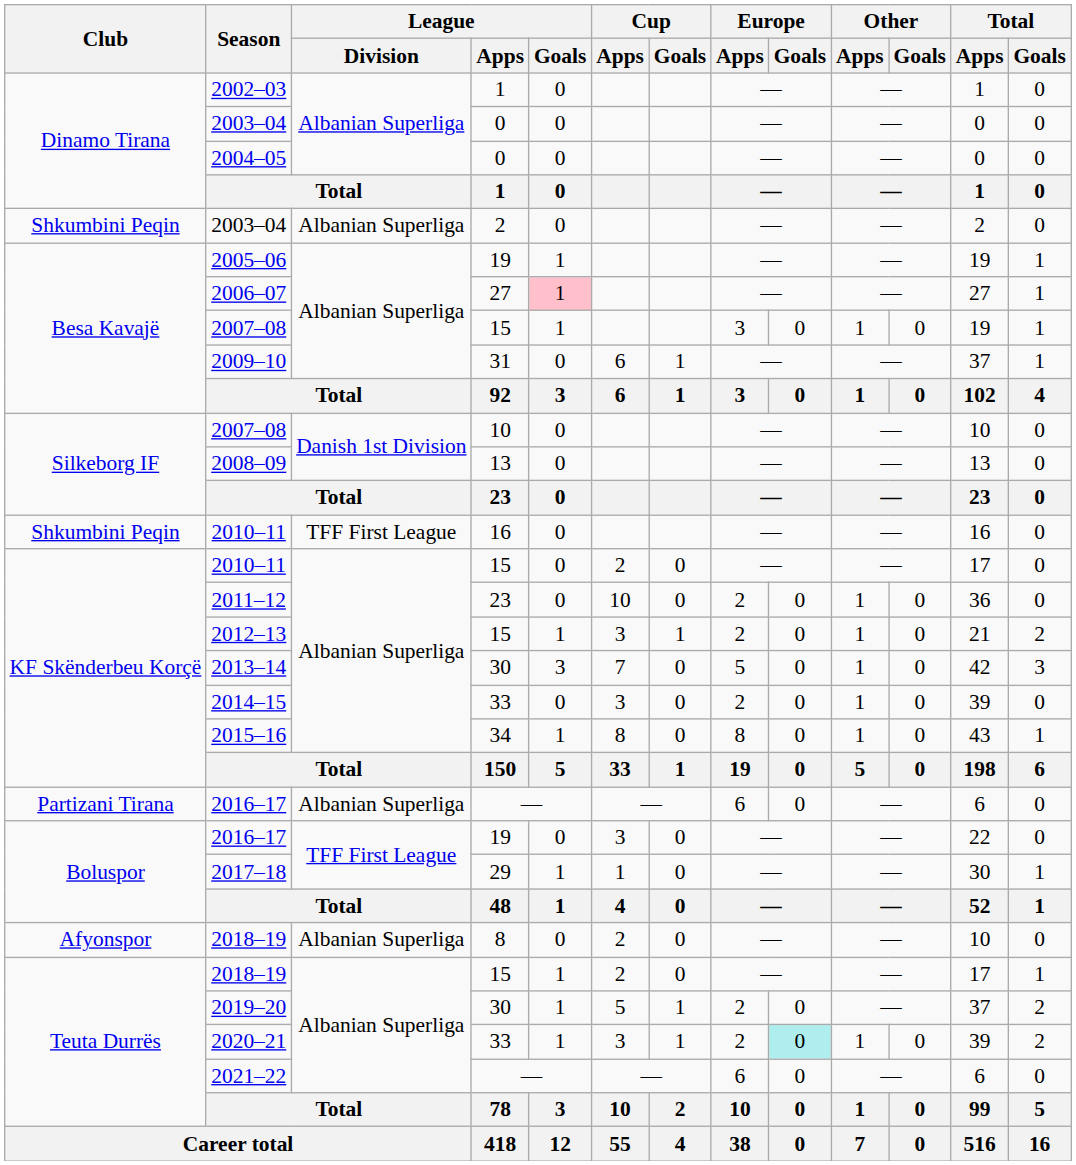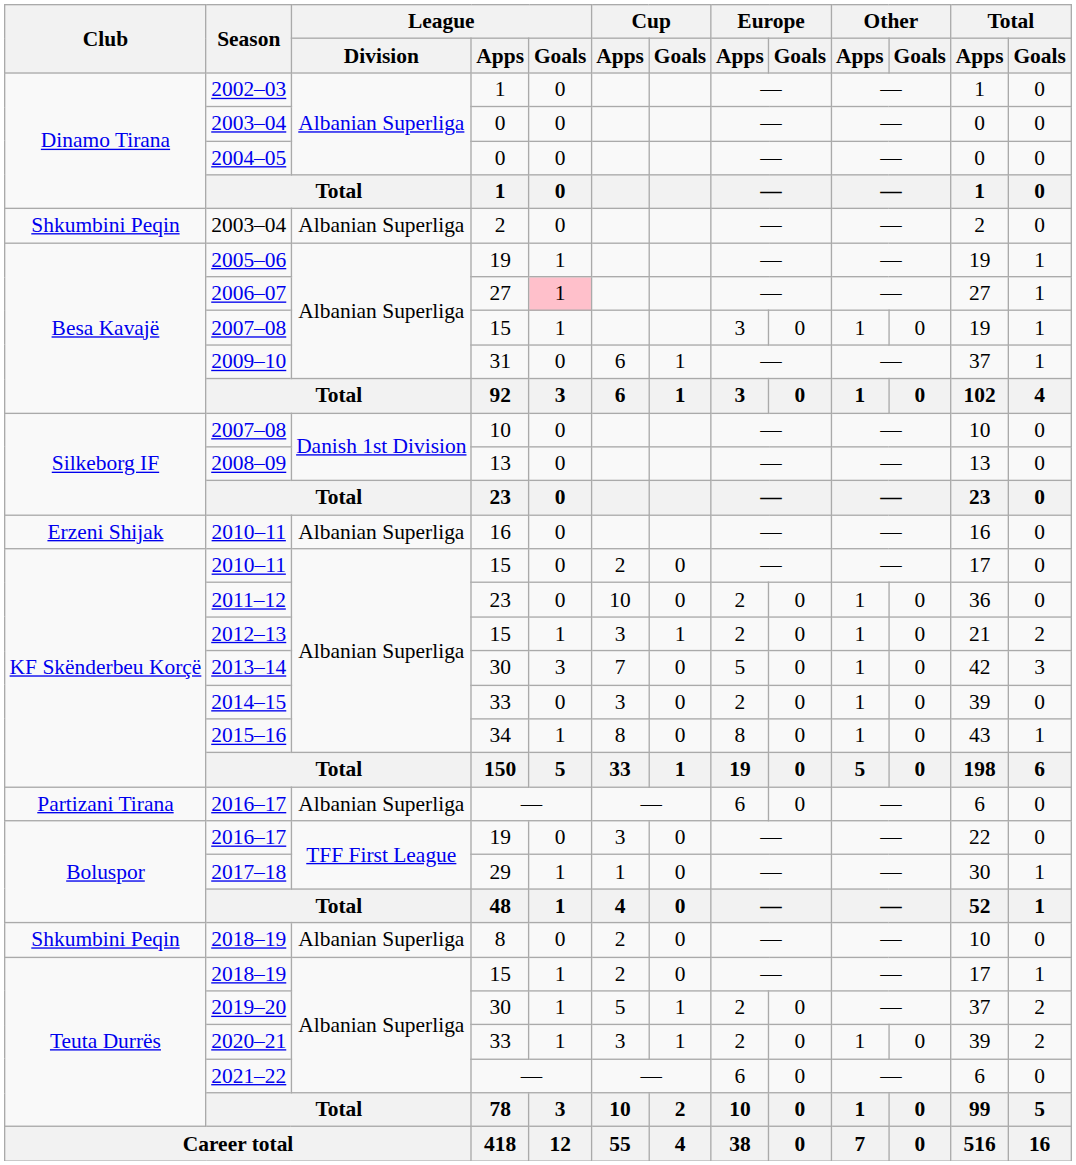(105, 531) Shkumbini Peqin -> (105, 531) Erzeni Shijak
(381, 531) TFF First League -> (381, 531) Albanian Superliga
(105, 939) Afyonspor -> (105, 939) Shkumbini Peqin
(800, 1041) paleturquoise background -> (800, 1041) no background
